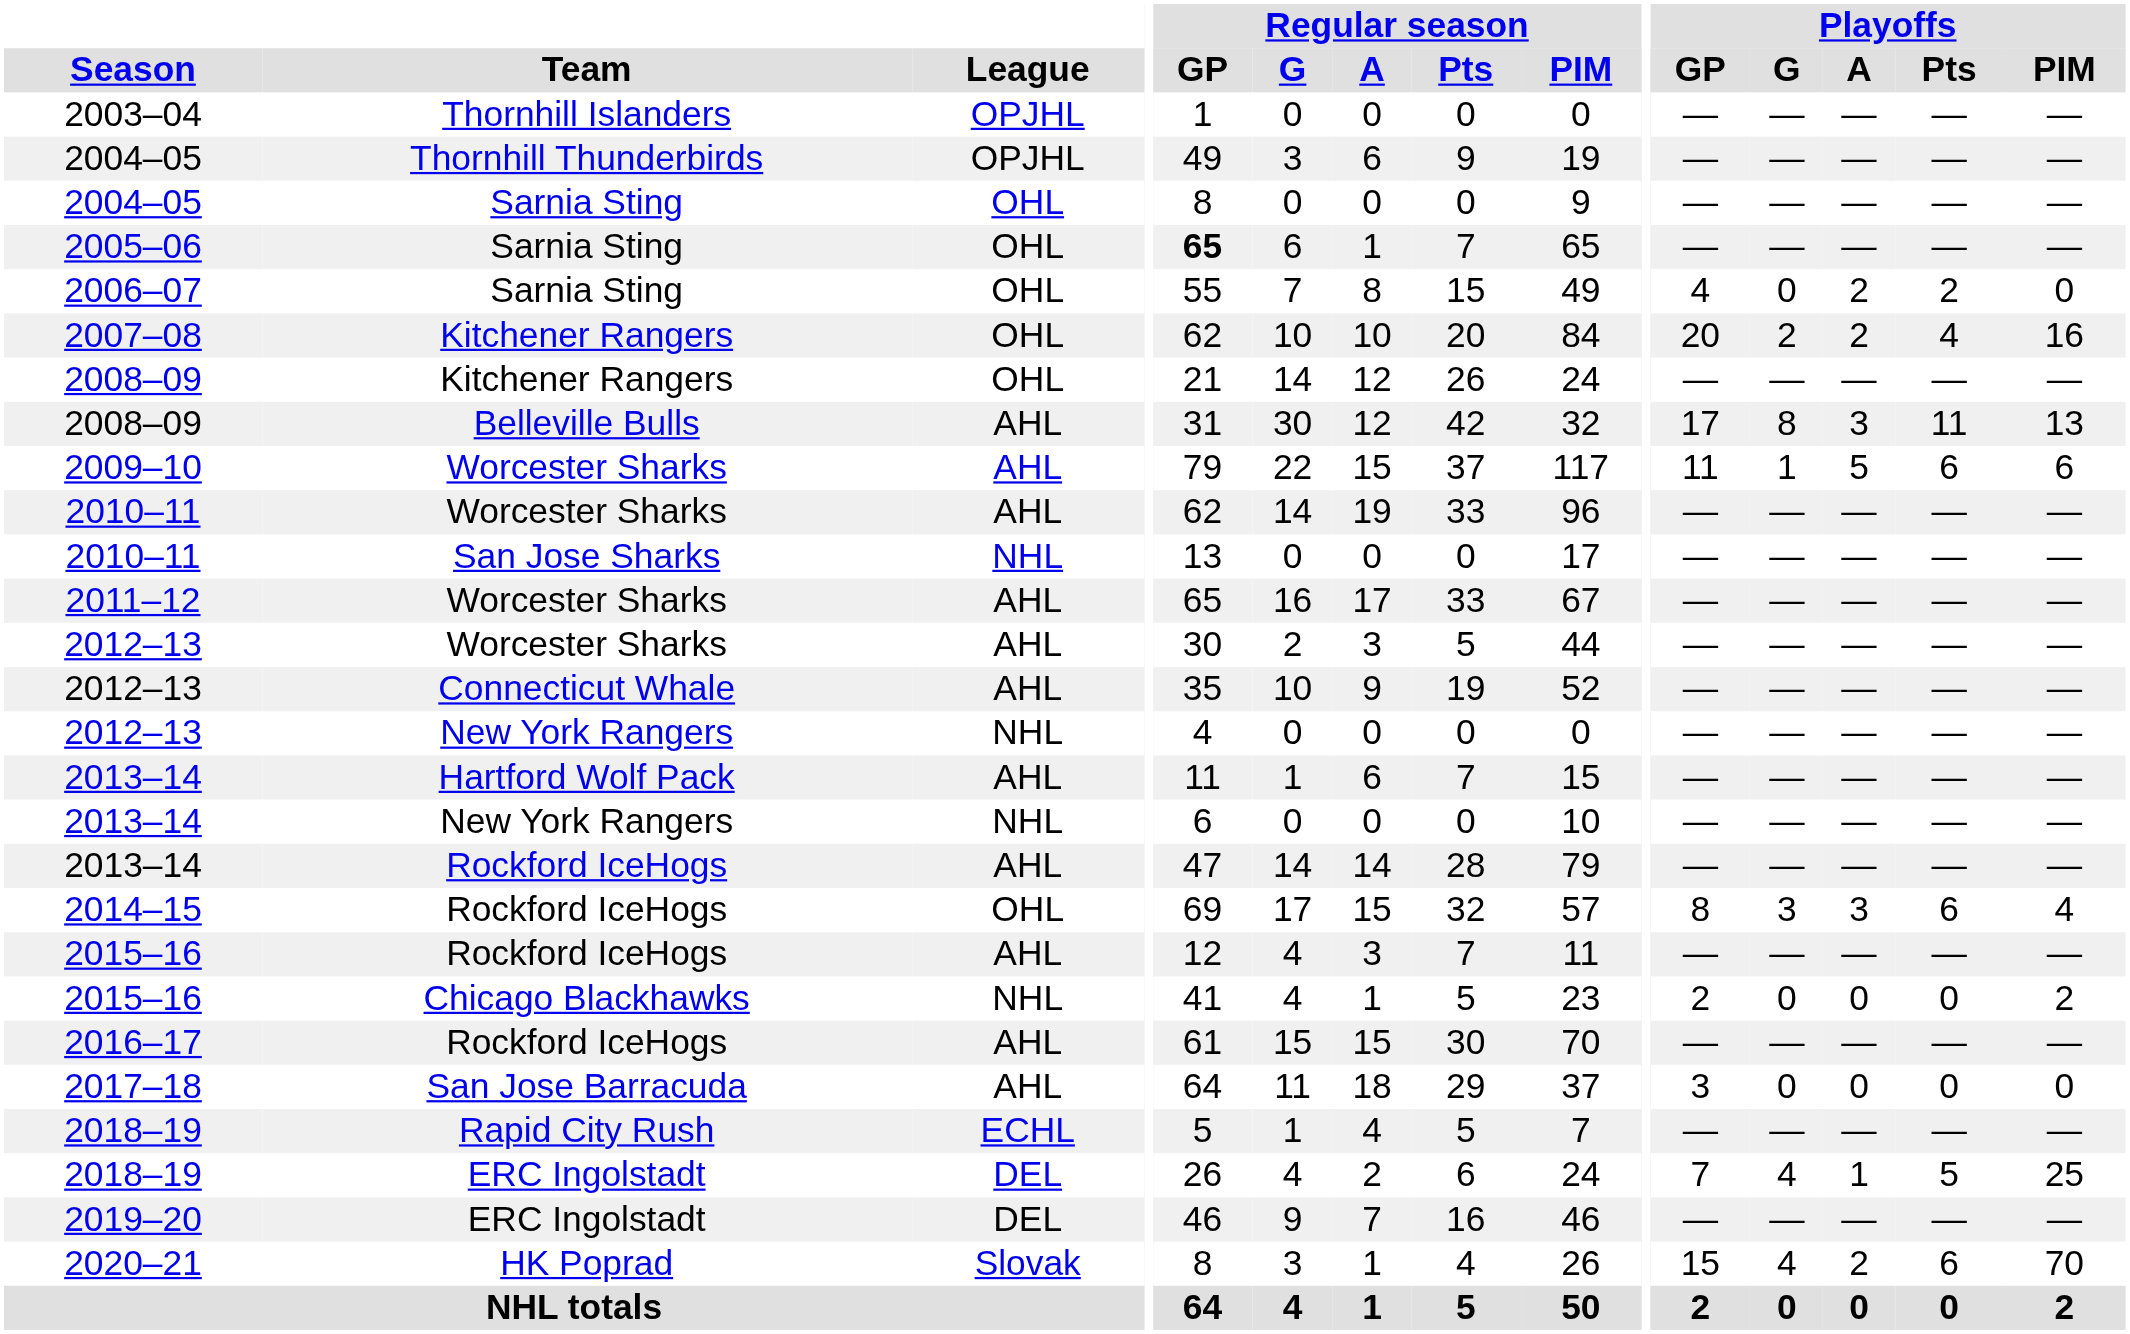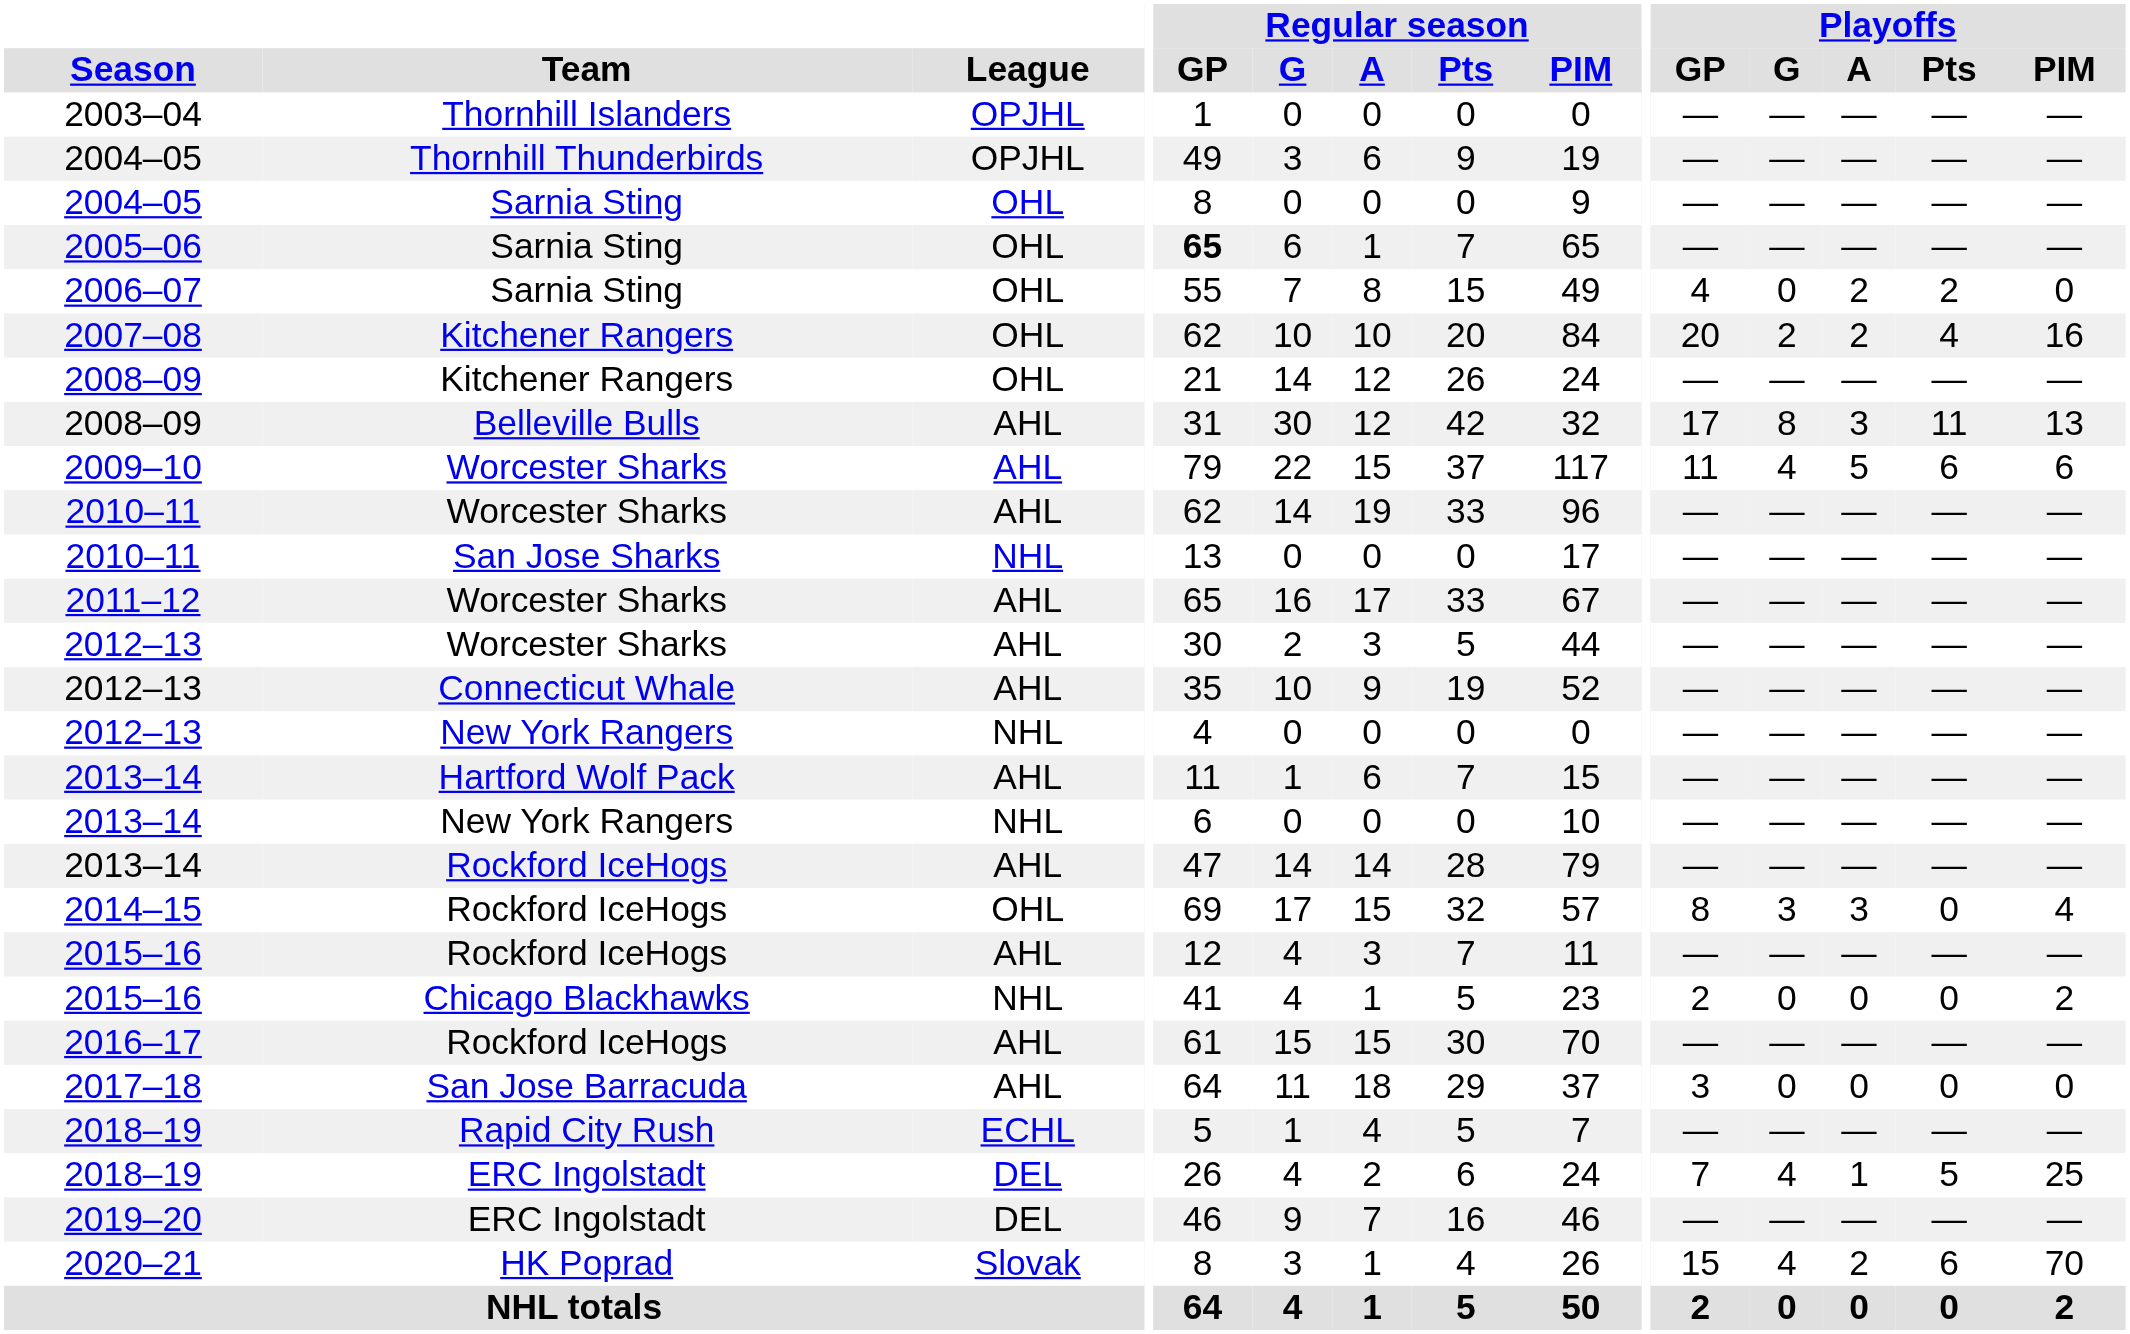(1787, 467) 1 -> (1787, 467) 4
(1949, 909) 6 -> (1949, 909) 0
